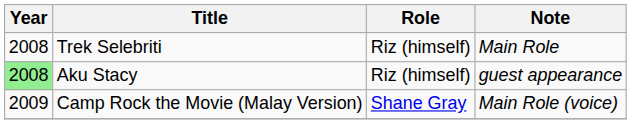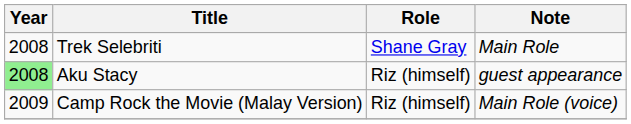(421, 47) Riz (himself) -> (419, 47) Shane Gray
(419, 103) Shane Gray -> (421, 103) Riz (himself)
